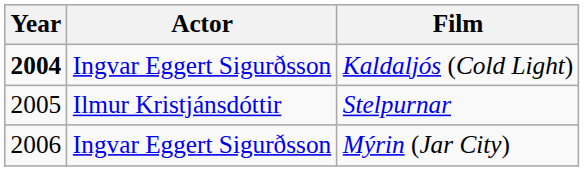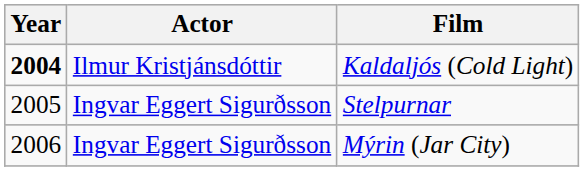(202, 64) Ingvar Eggert Sigurðsson -> (177, 64) Ilmur Kristjánsdóttir
(177, 104) Ilmur Kristjánsdóttir -> (202, 104) Ingvar Eggert Sigurðsson
